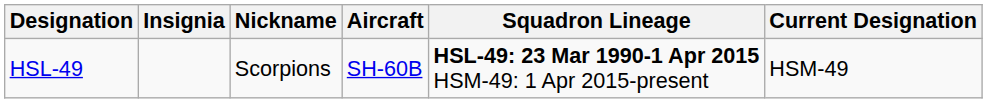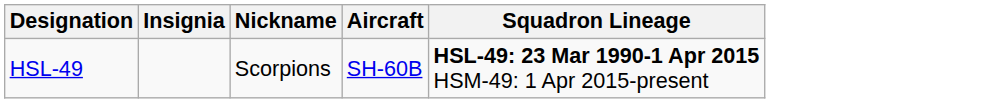- column: (873, 21)
